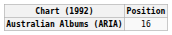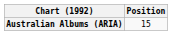(146, 24) 16 -> (146, 24) 15
